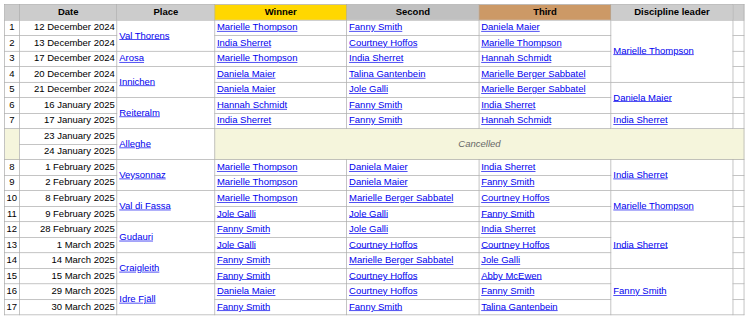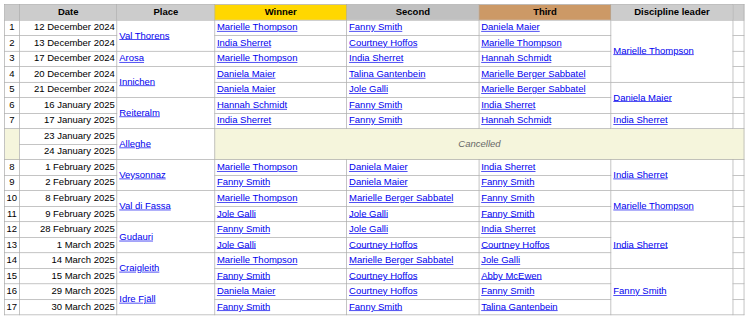(257, 182) Marielle Thompson -> (244, 182) Fanny Smith
(515, 198) Courtney Hoffos -> (508, 198) Fanny Smith
(244, 260) Fanny Smith -> (257, 260) Marielle Thompson
